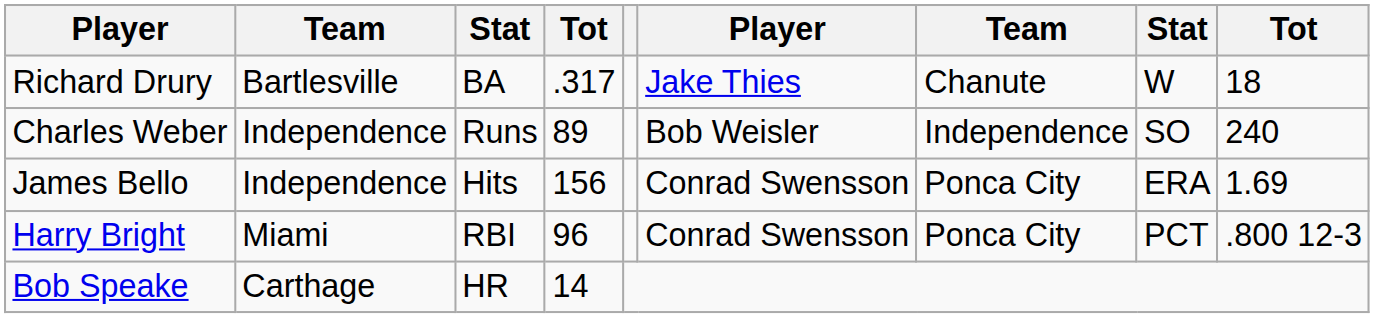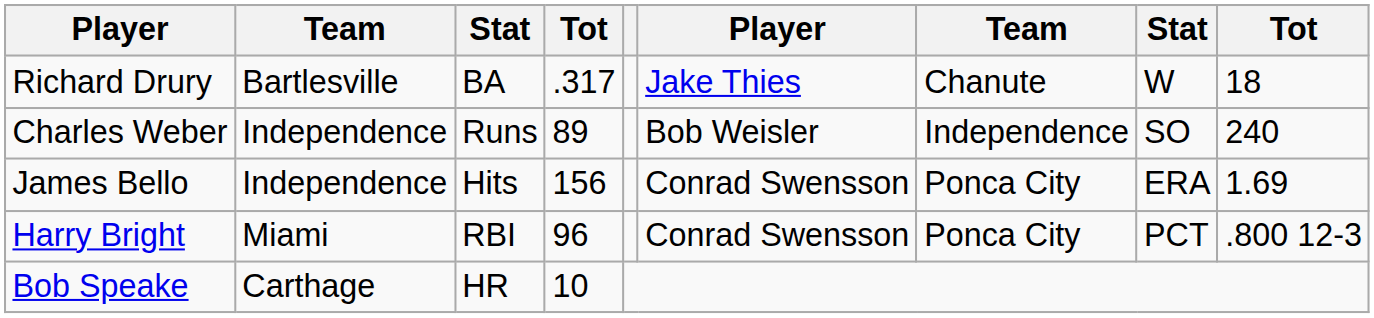(570, 286) 14 -> (570, 286) 10
